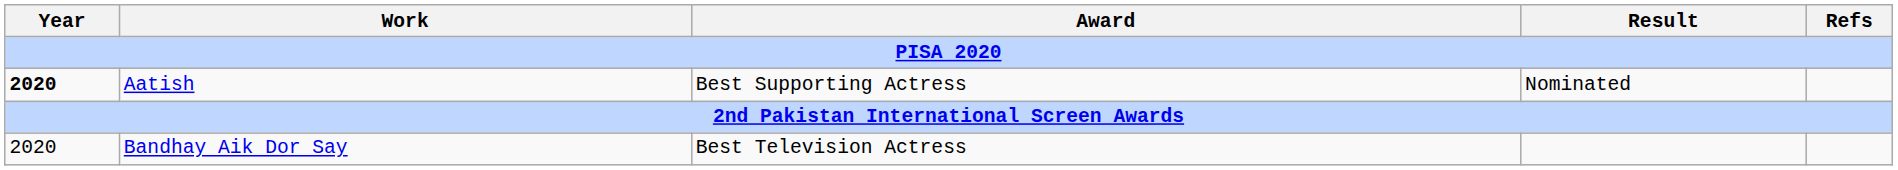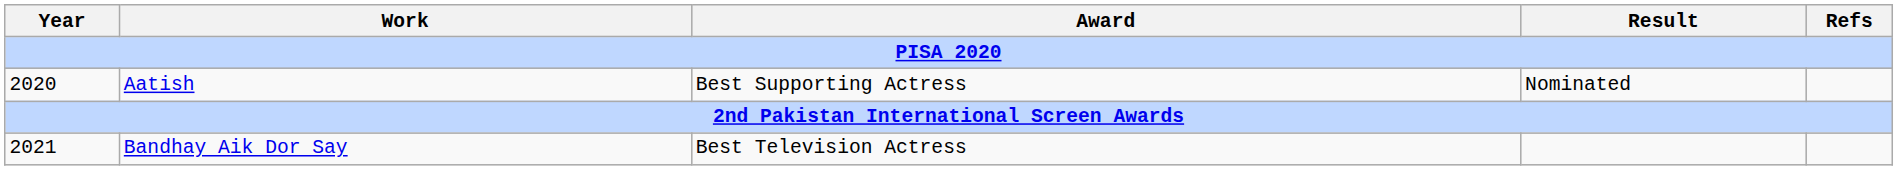(33, 85) bold -> (33, 85) normal
(33, 149) 2020 -> (33, 149) 2021
